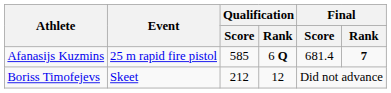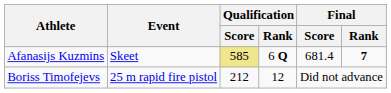(164, 57) 25 m rapid fire pistol -> (124, 57) Skeet
(239, 57) no background -> (239, 57) khaki background
(124, 78) Skeet -> (164, 78) 25 m rapid fire pistol
